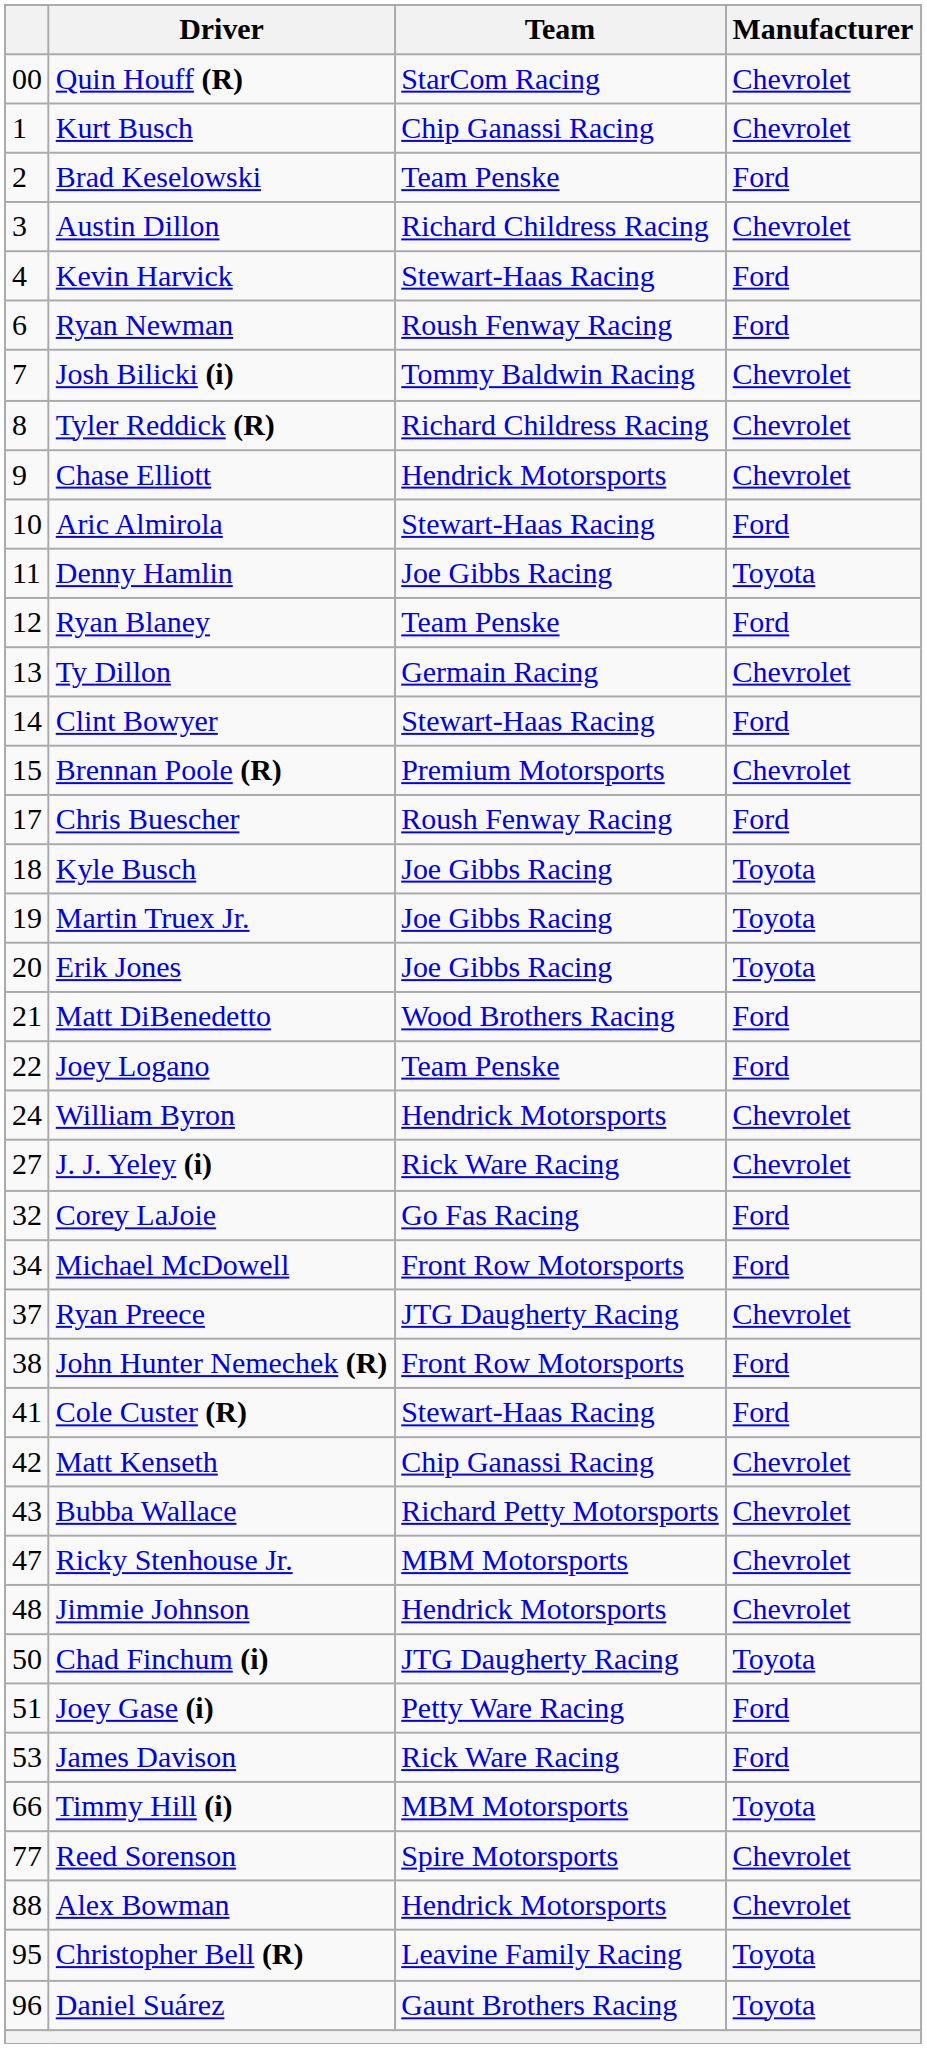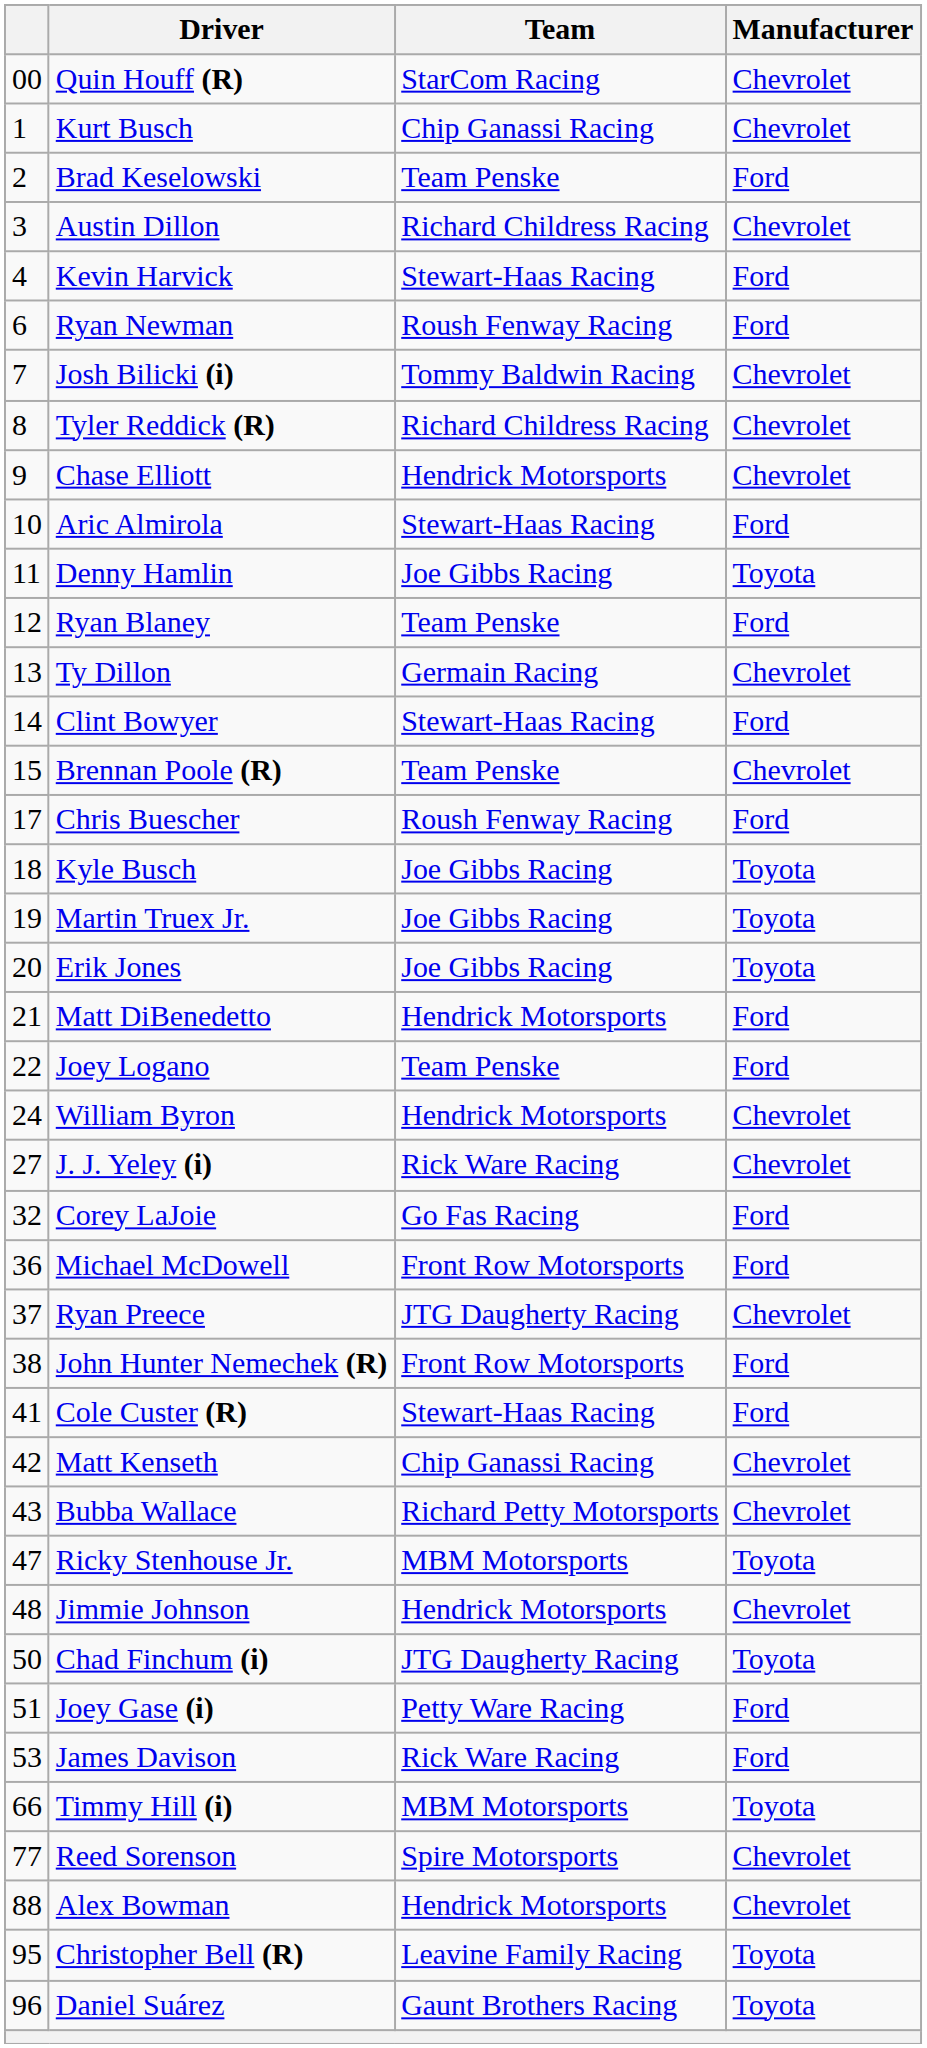(533, 769) Premium Motorsports -> (480, 769) Team Penske
(538, 1016) Wood Brothers Racing -> (534, 1016) Hendrick Motorsports
(27, 1263) 34 -> (27, 1263) 36
(792, 1559) Chevrolet -> (774, 1559) Toyota
